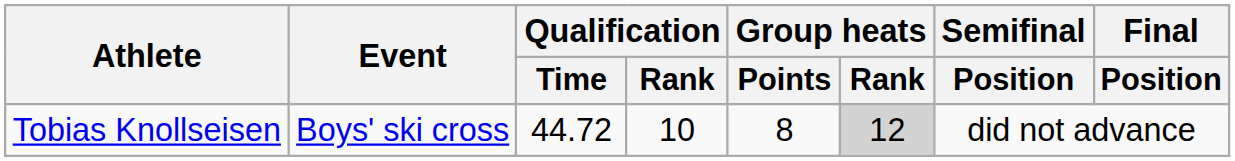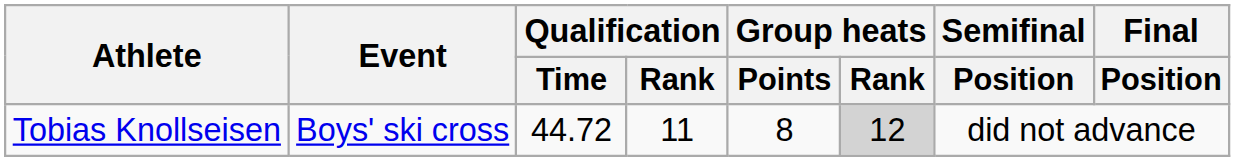(677, 131) 10 -> (677, 131) 11
